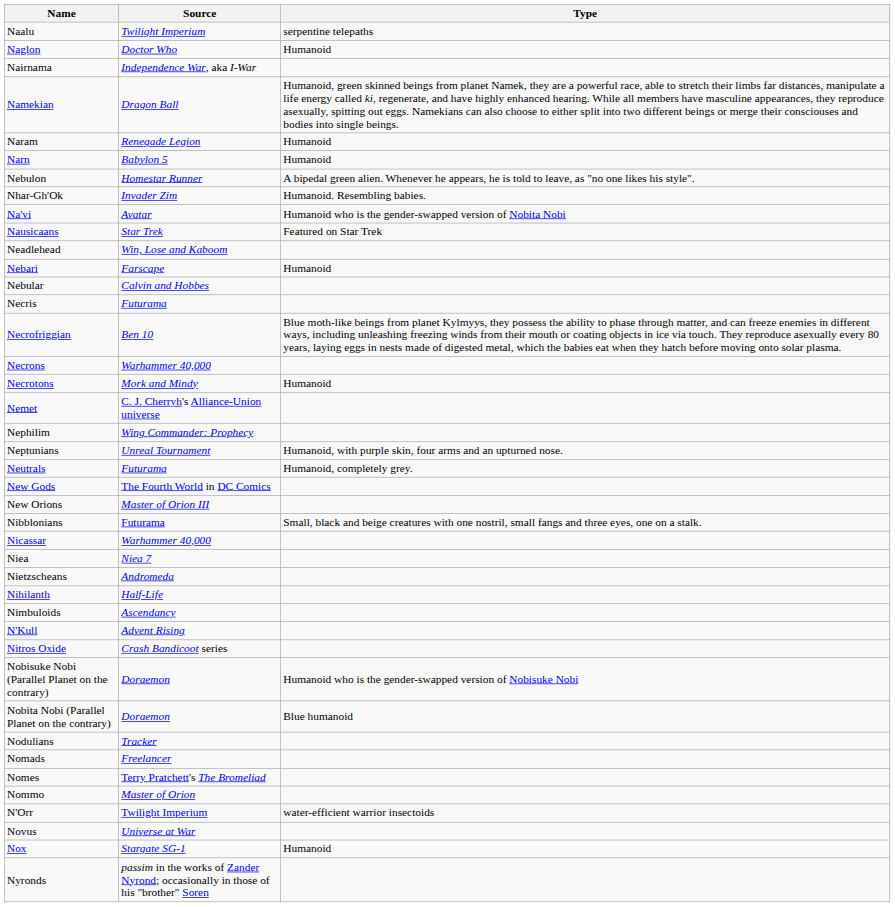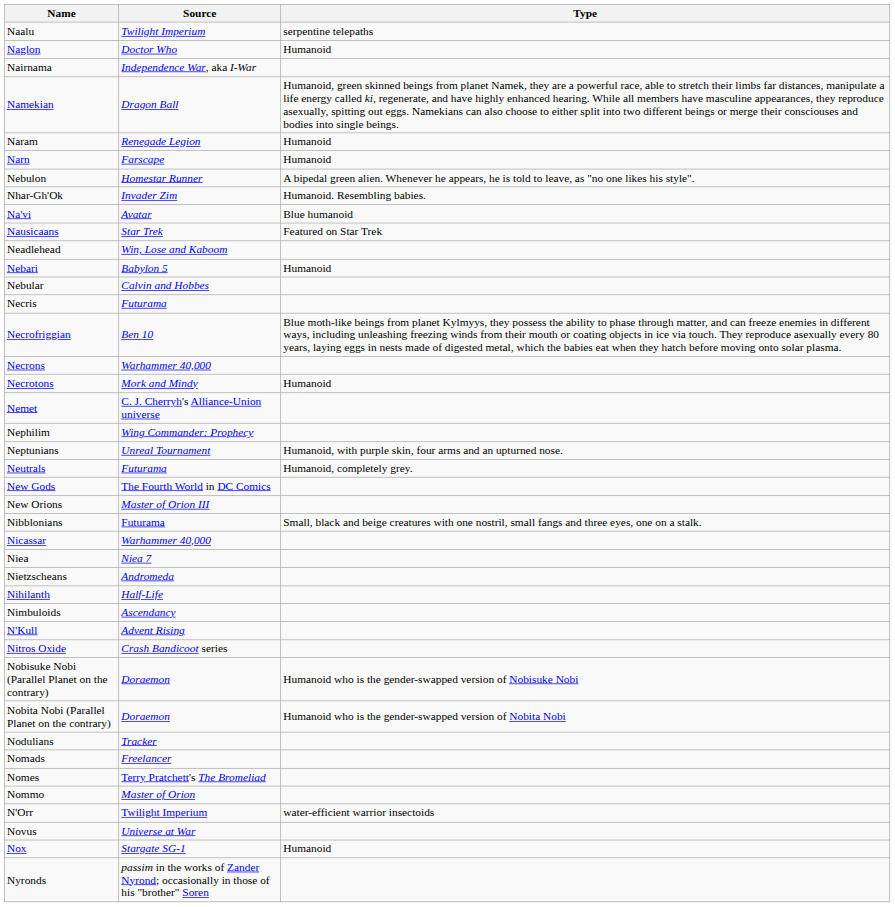(145, 159) Babylon 5 -> (143, 159) Farscape
(425, 213) Humanoid who is the gender-swapped version of Nobita Nobi -> (318, 213) Blue humanoid
(143, 268) Farscape -> (145, 268) Babylon 5
(318, 716) Blue humanoid -> (425, 716) Humanoid who is the gender-swapped version of Nobita Nobi
